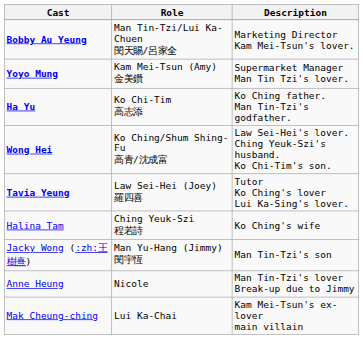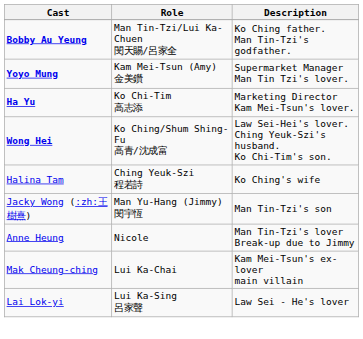(295, 40) Marketing Director Kam Mei-Tsun's lover. -> (280, 40) Ko Ching father. Man Tin-Tzi's godfather.
(280, 107) Ko Ching father. Man Tin-Tzi's godfather. -> (295, 102) Marketing Director Kam Mei-Tsun's lover.
- row: (38, 192)
+ row: (35, 302)
